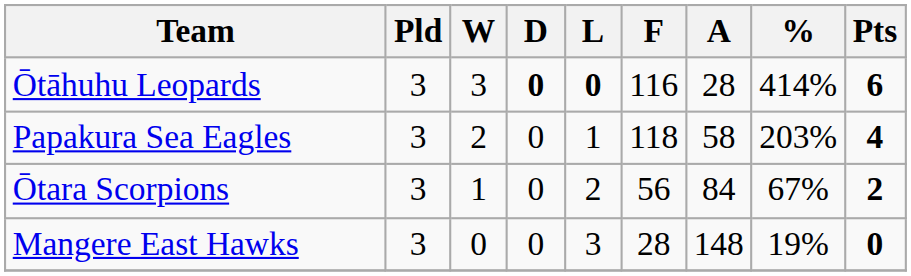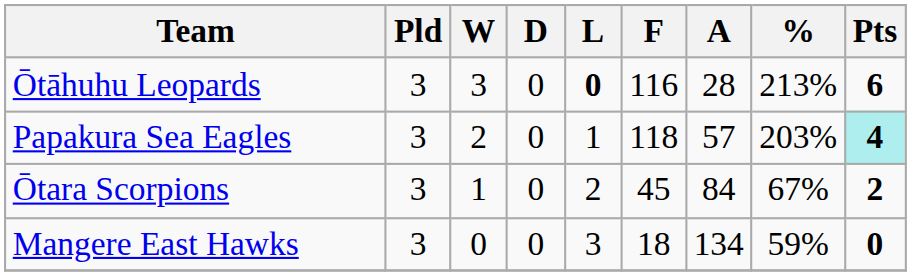(536, 84) bold -> (536, 84) normal
(798, 84) 414% -> (798, 84) 213%
(719, 137) 58 -> (719, 137) 57
(875, 137) no background -> (875, 137) paleturquoise background
(654, 190) 56 -> (654, 190) 45
(654, 243) 28 -> (654, 243) 18
(719, 243) 148 -> (719, 243) 134
(798, 243) 19% -> (798, 243) 59%
